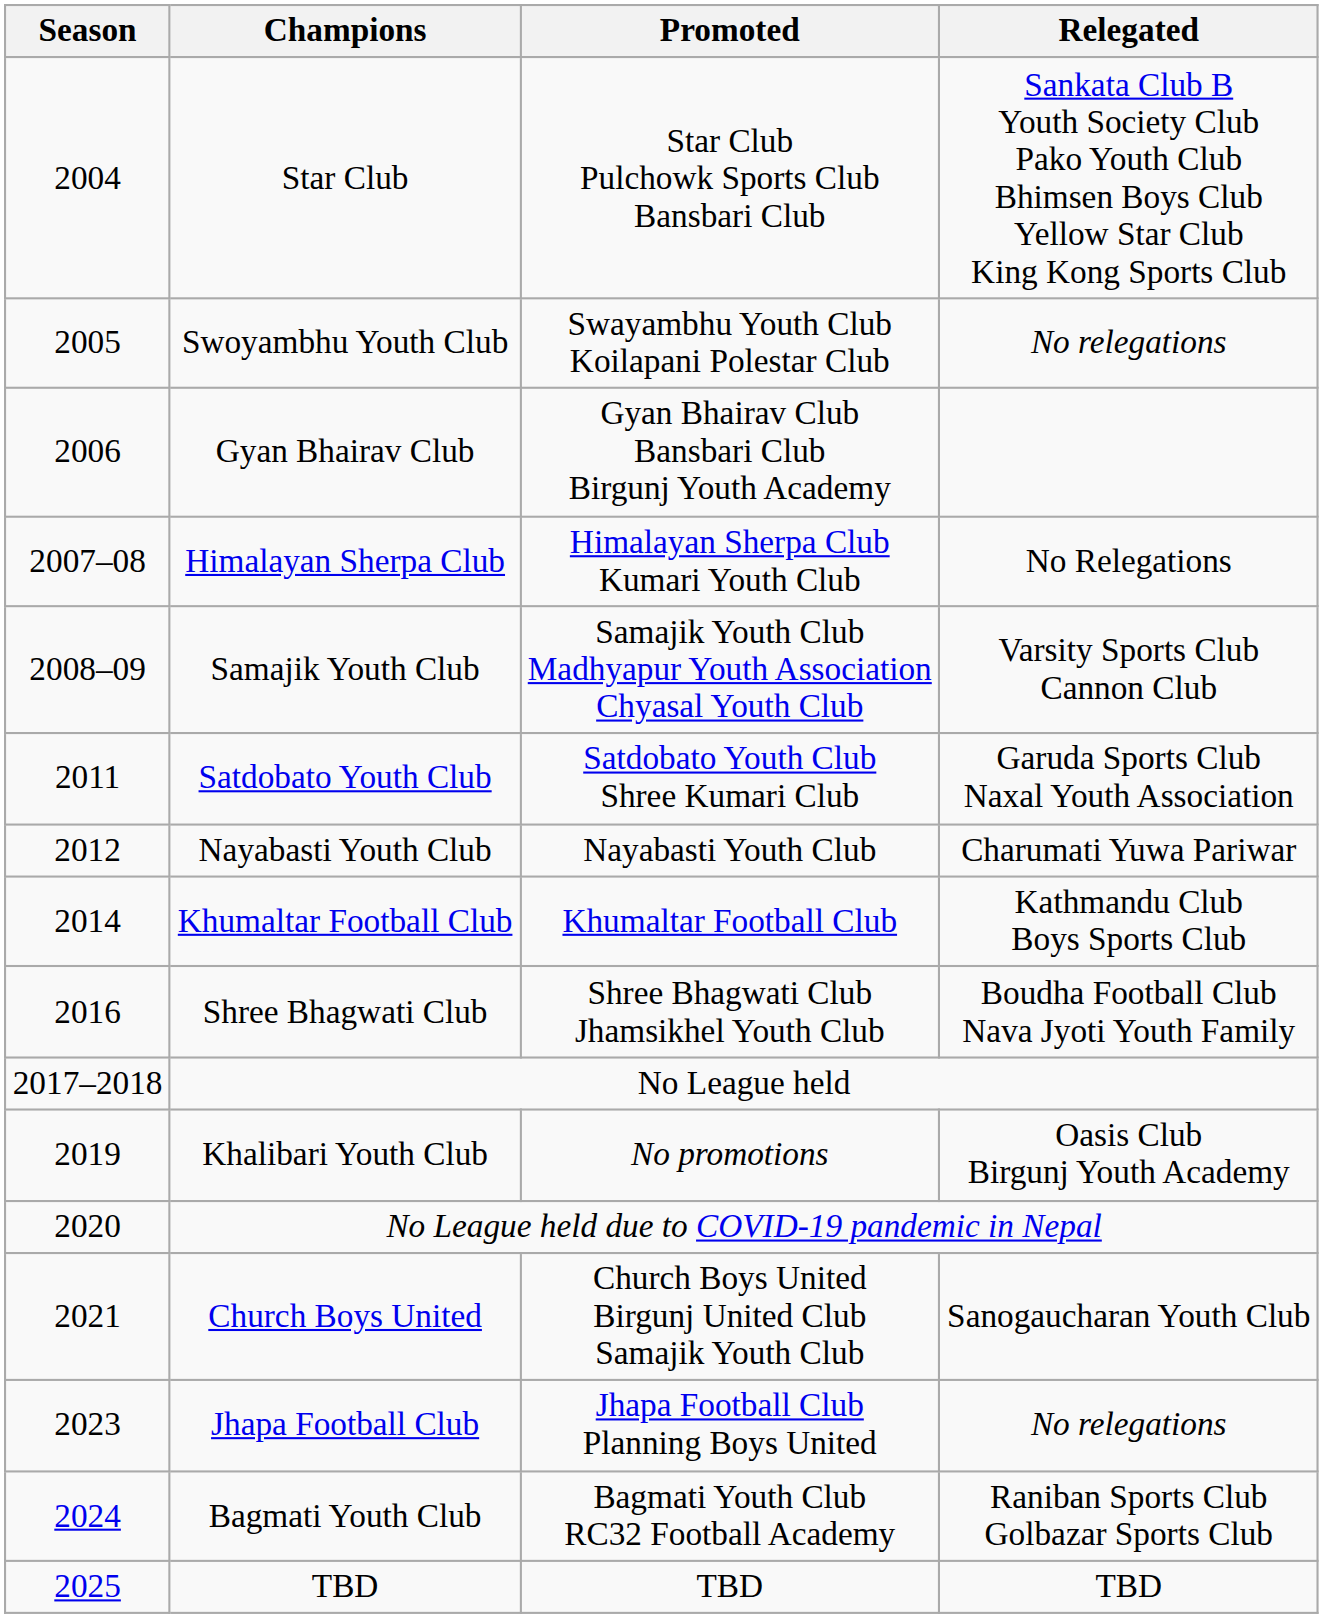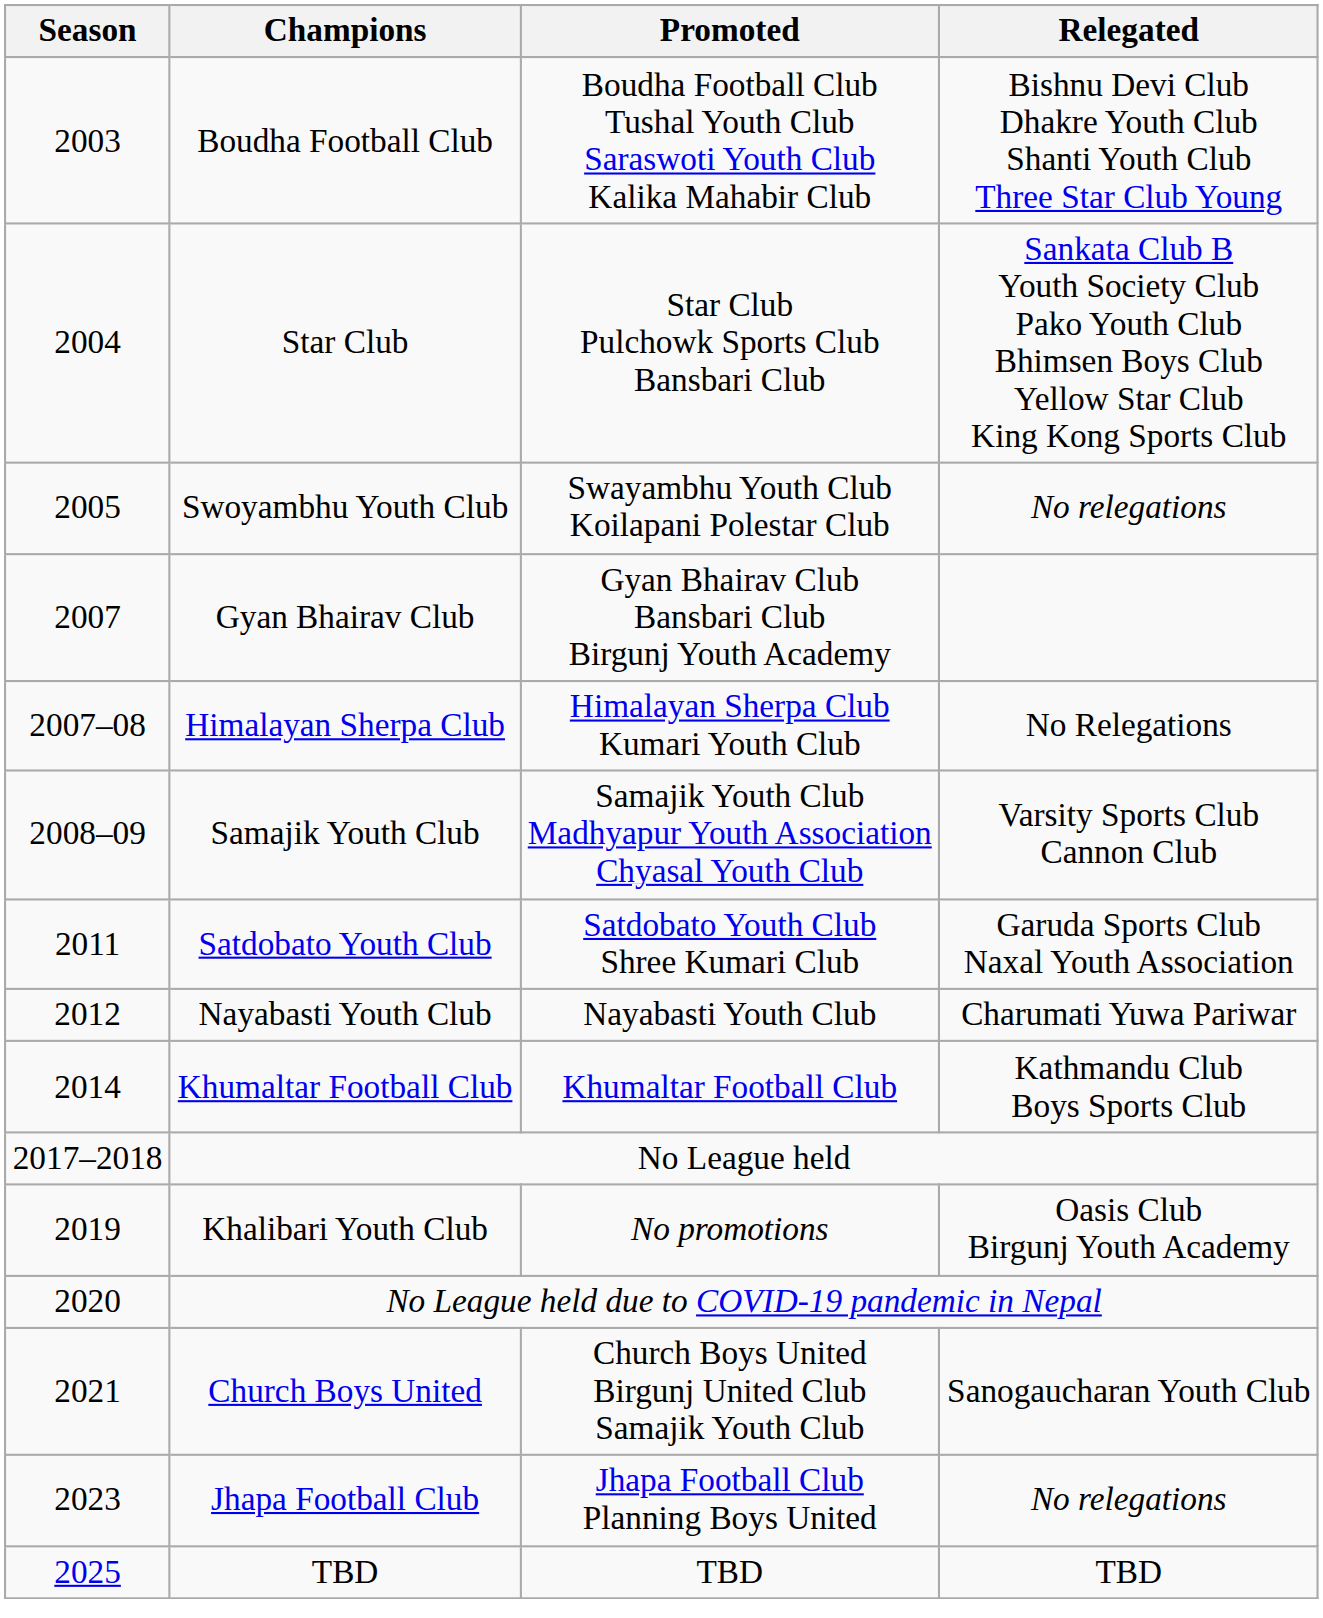+ row: (345, 139)
(88, 451) 2006 -> (88, 616) 2007
- row: (345, 1011)
- row: (345, 1515)
